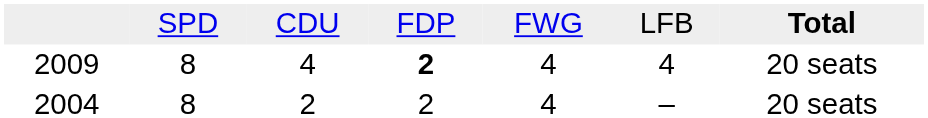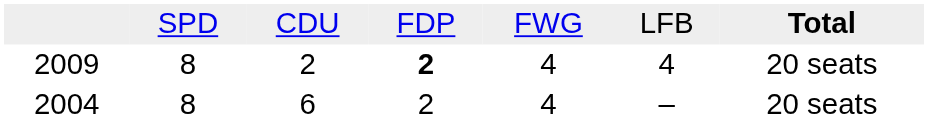(308, 64) 4 -> (308, 64) 2
(308, 104) 2 -> (308, 104) 6
